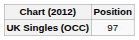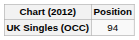(113, 27) 97 -> (113, 27) 94
